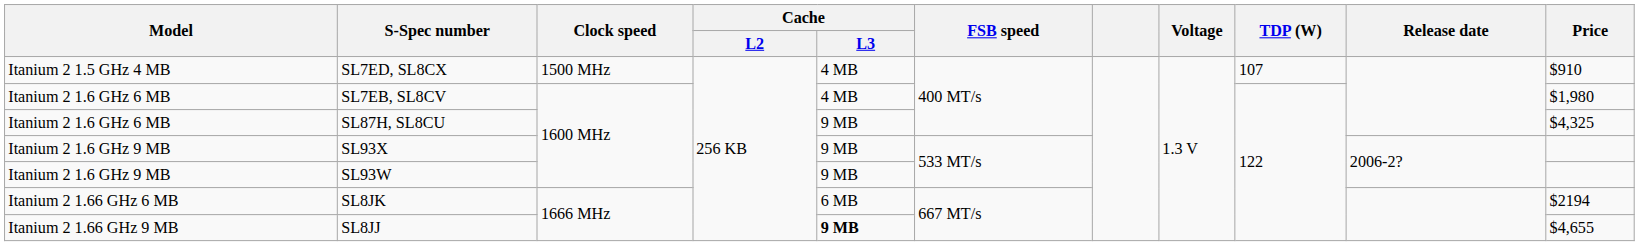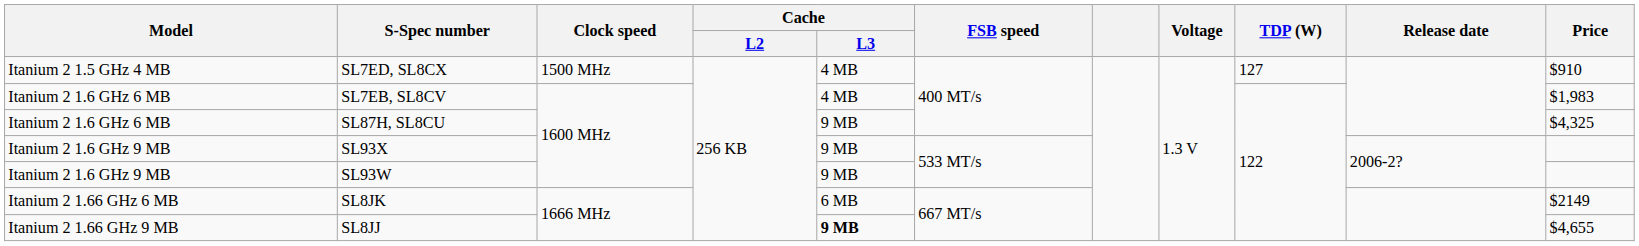(1251, 69) 107 -> (1251, 69) 127
(1572, 95) $1,980 -> (1572, 95) $1,983
(1570, 200) $2194 -> (1570, 200) $2149
